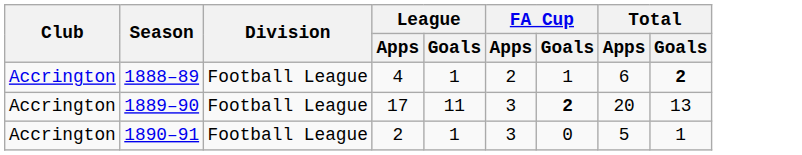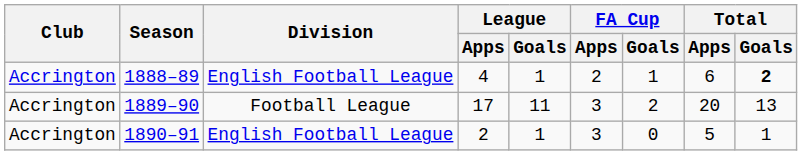(288, 77) Football League -> (330, 77) English Football League
(568, 106) bold -> (653, 106) normal
(288, 135) Football League -> (330, 135) English Football League
